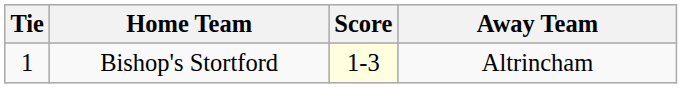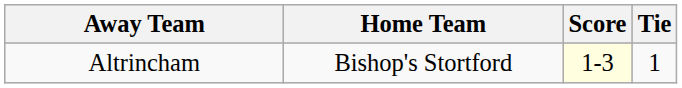columns swapped: (27, 23) <-> (537, 23)
